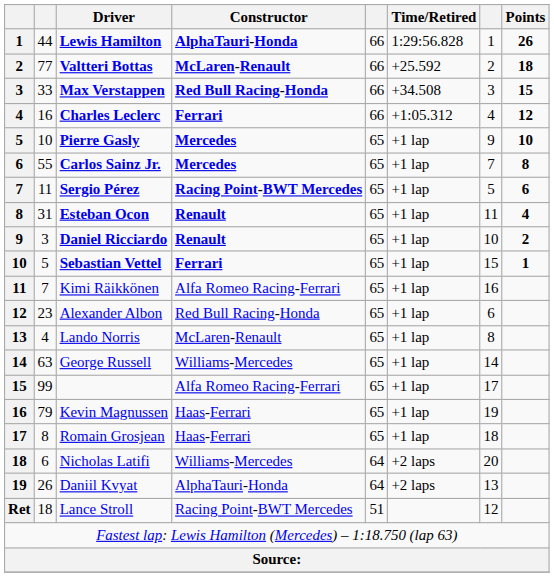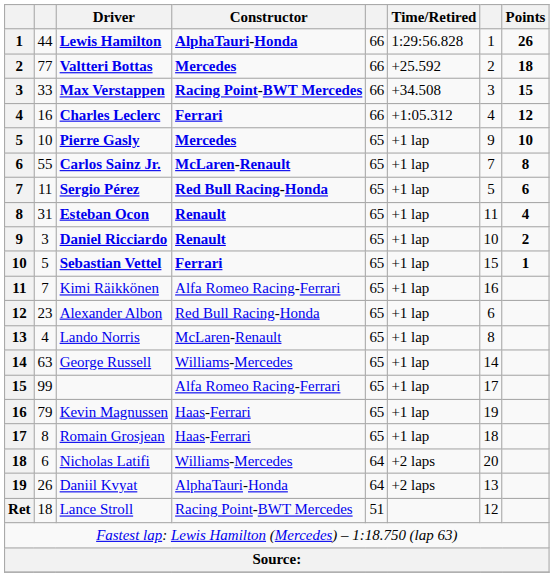(233, 65) McLaren-Renault -> (206, 65) Mercedes
(252, 90) Red Bull Racing-Honda -> (269, 90) Racing Point-BWT Mercedes
(206, 164) Mercedes -> (233, 164) McLaren-Renault
(269, 189) Racing Point-BWT Mercedes -> (252, 189) Red Bull Racing-Honda
